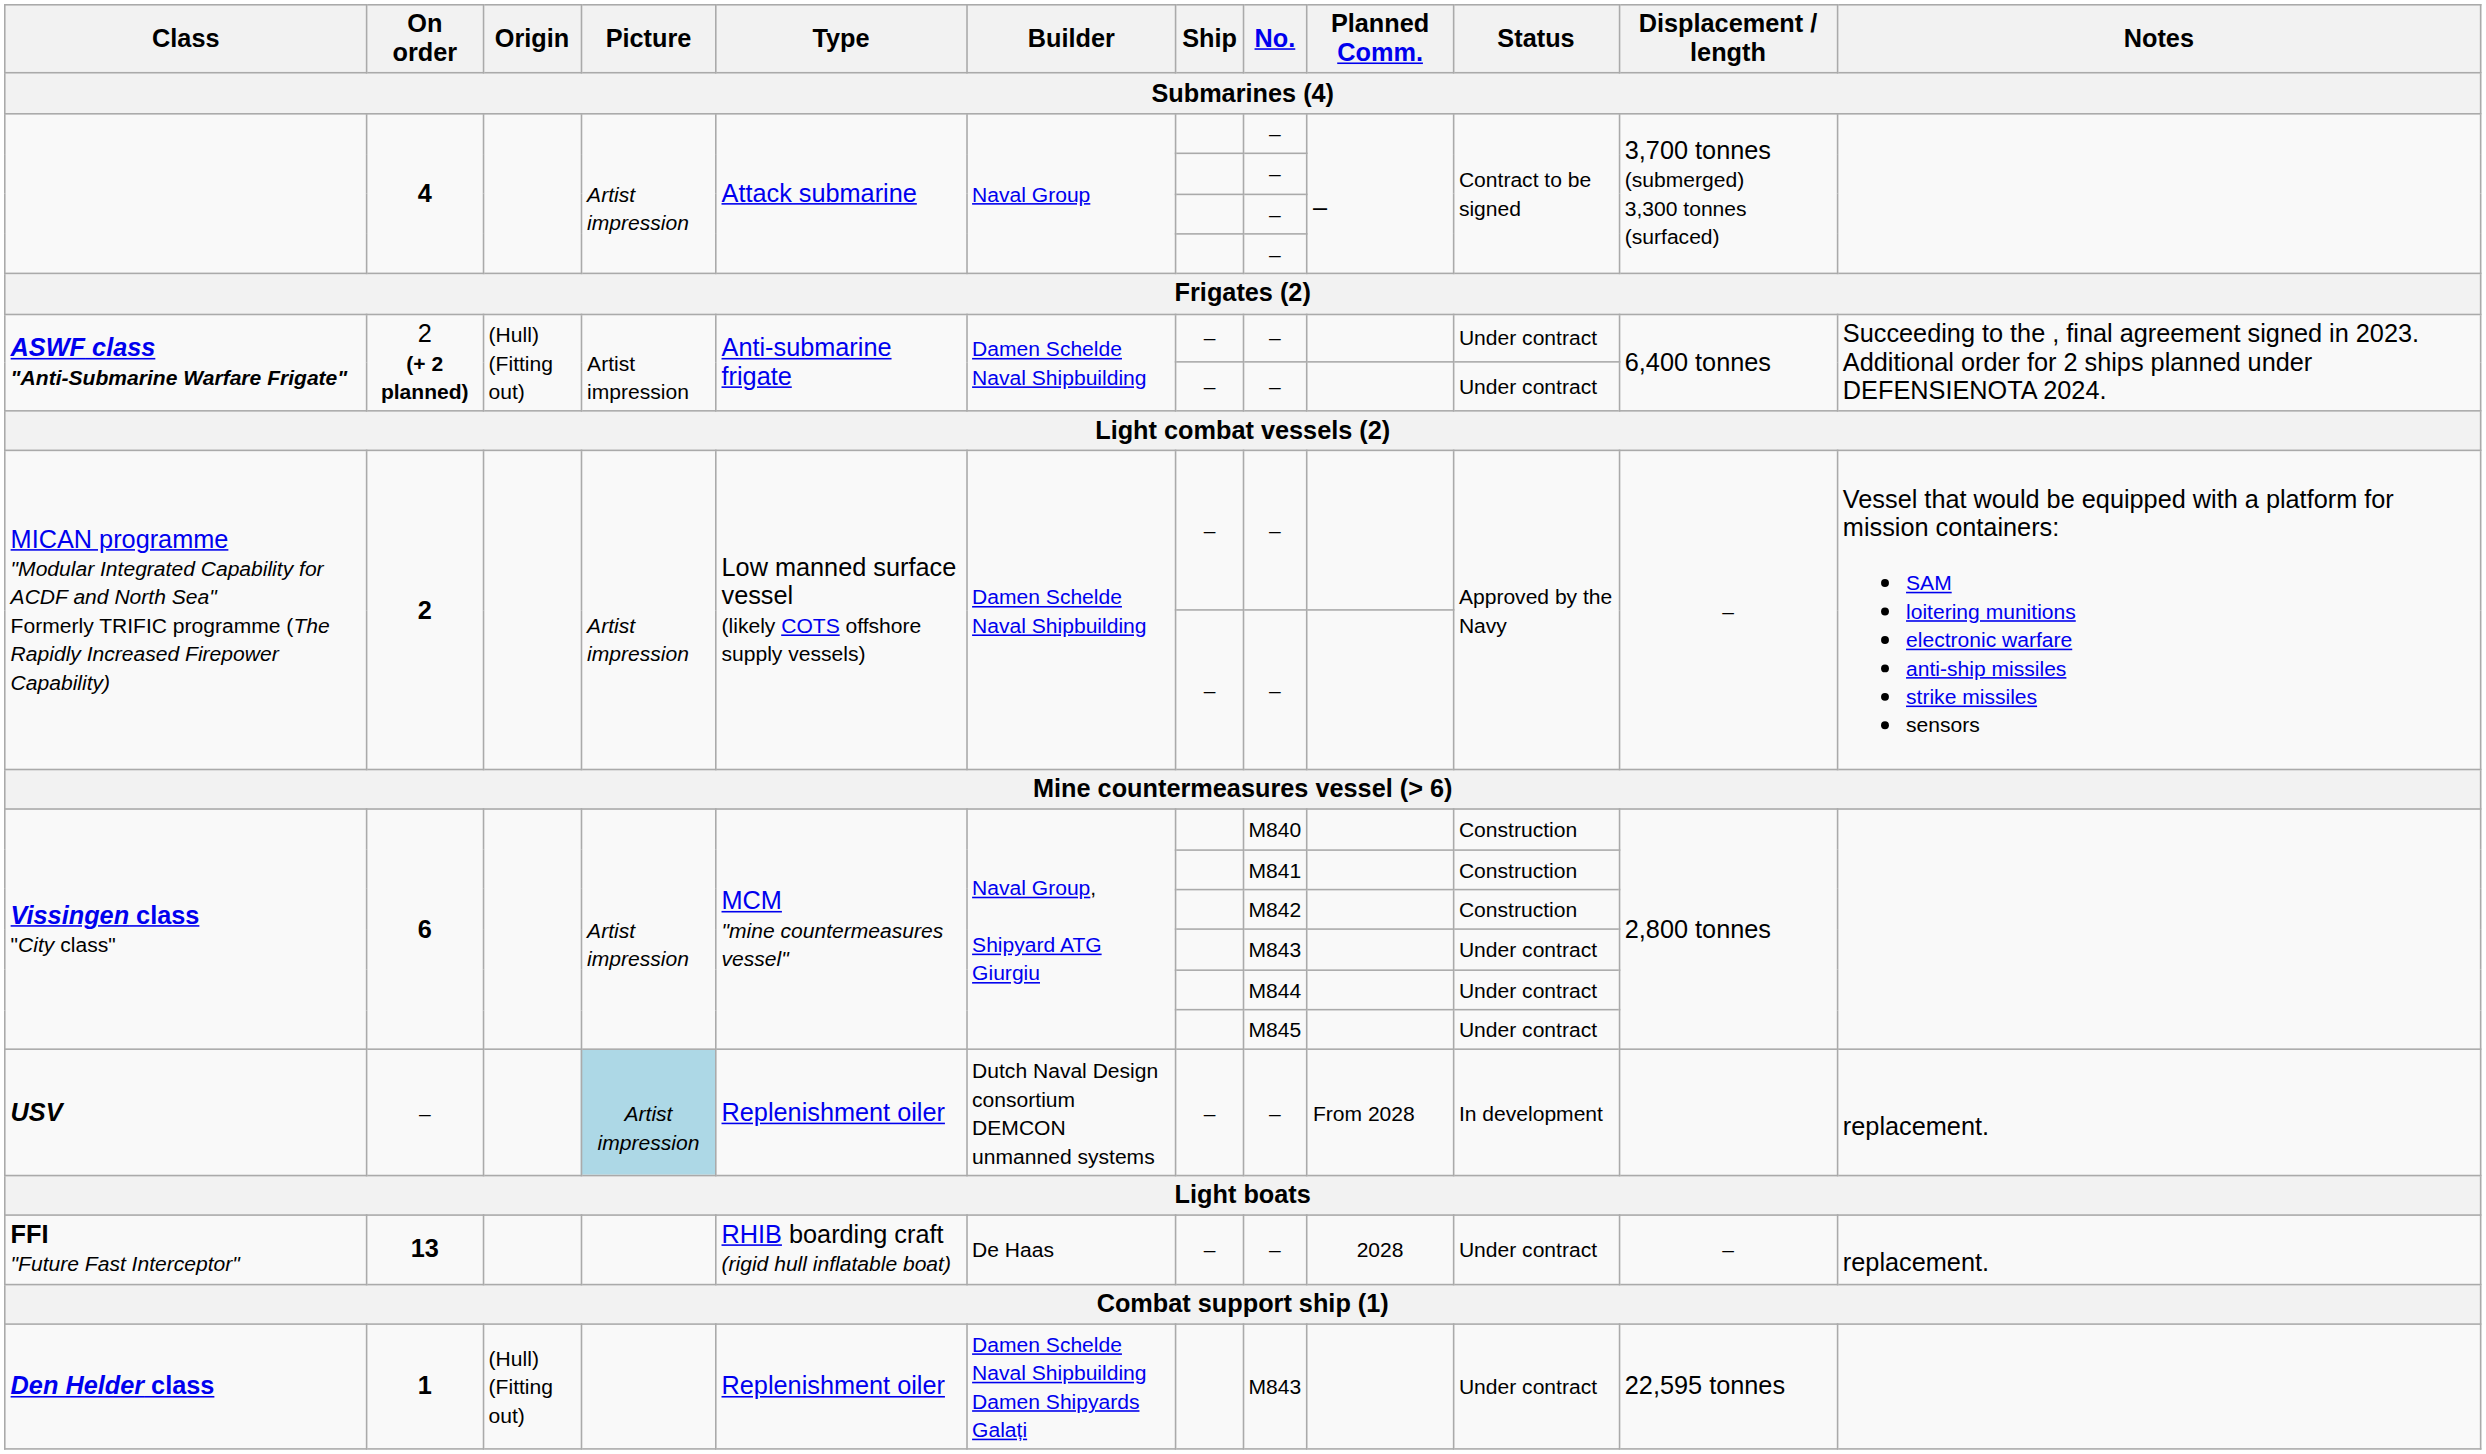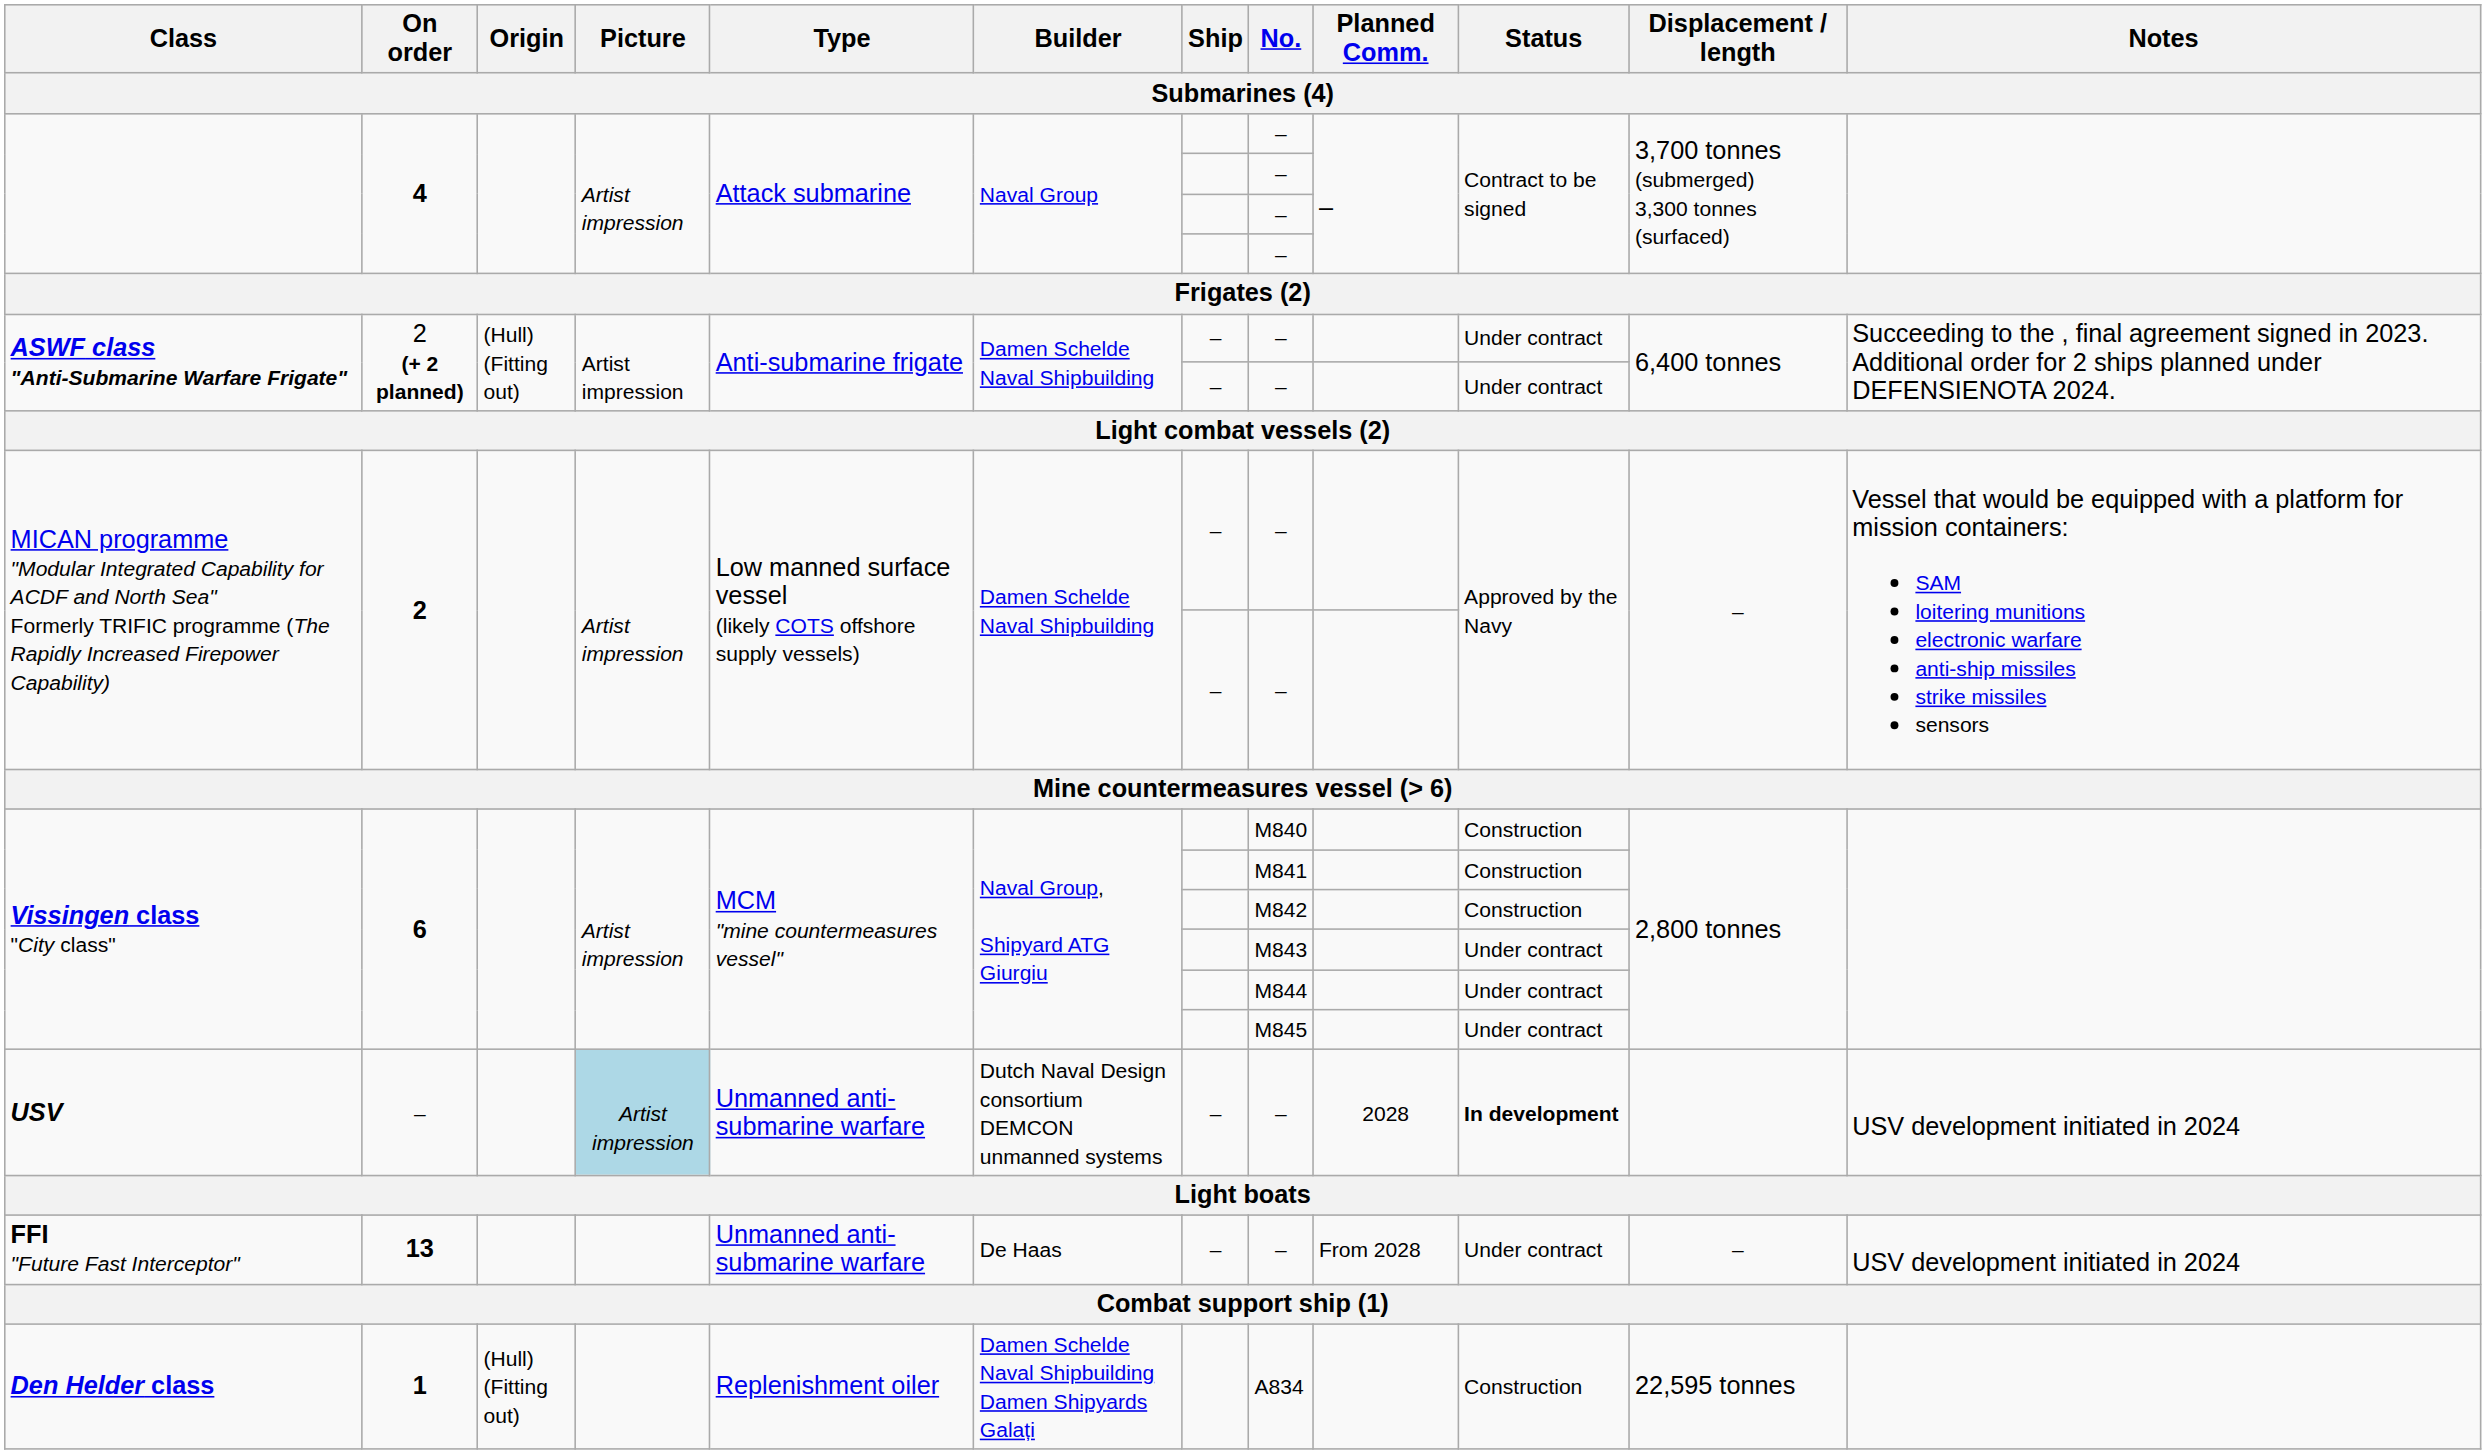(833, 1112) Replenishment oiler -> (820, 1112) Unmanned anti-submarine warfare
(1364, 1113) From 2028 -> (1386, 1113) 2028
(1531, 1113) normal -> (1541, 1112) bold
(1916, 1126) replacement. -> (2046, 1126) USV development initiated in 2024
(836, 1249) RHIB boarding craft (rigid hull inflatable boat) -> (820, 1249) Unmanned anti-submarine warfare
(1380, 1250) 2028 -> (1370, 1250) From 2028
(1916, 1263) replacement. -> (2046, 1263) USV development initiated in 2024
(1275, 1387) M843 -> (1279, 1387) A834
(1528, 1387) Under contract -> (1523, 1387) Construction
